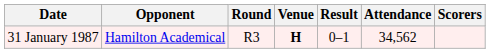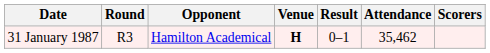columns swapped: (251, 15) <-> (165, 15)
(398, 37) 34,562 -> (398, 37) 35,462
